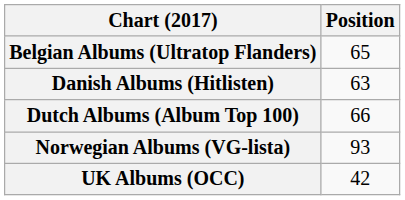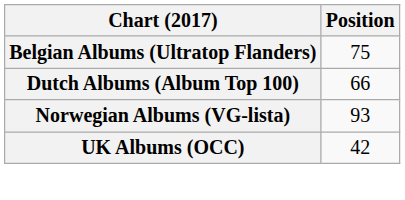(360, 52) 65 -> (360, 52) 75
- row: (163, 83)
